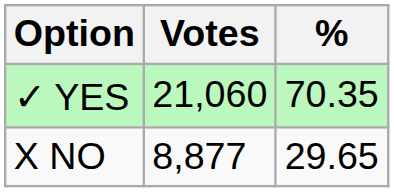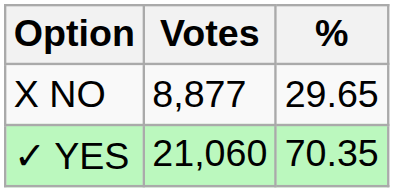rows swapped: (72, 96) <-> (60, 155)
